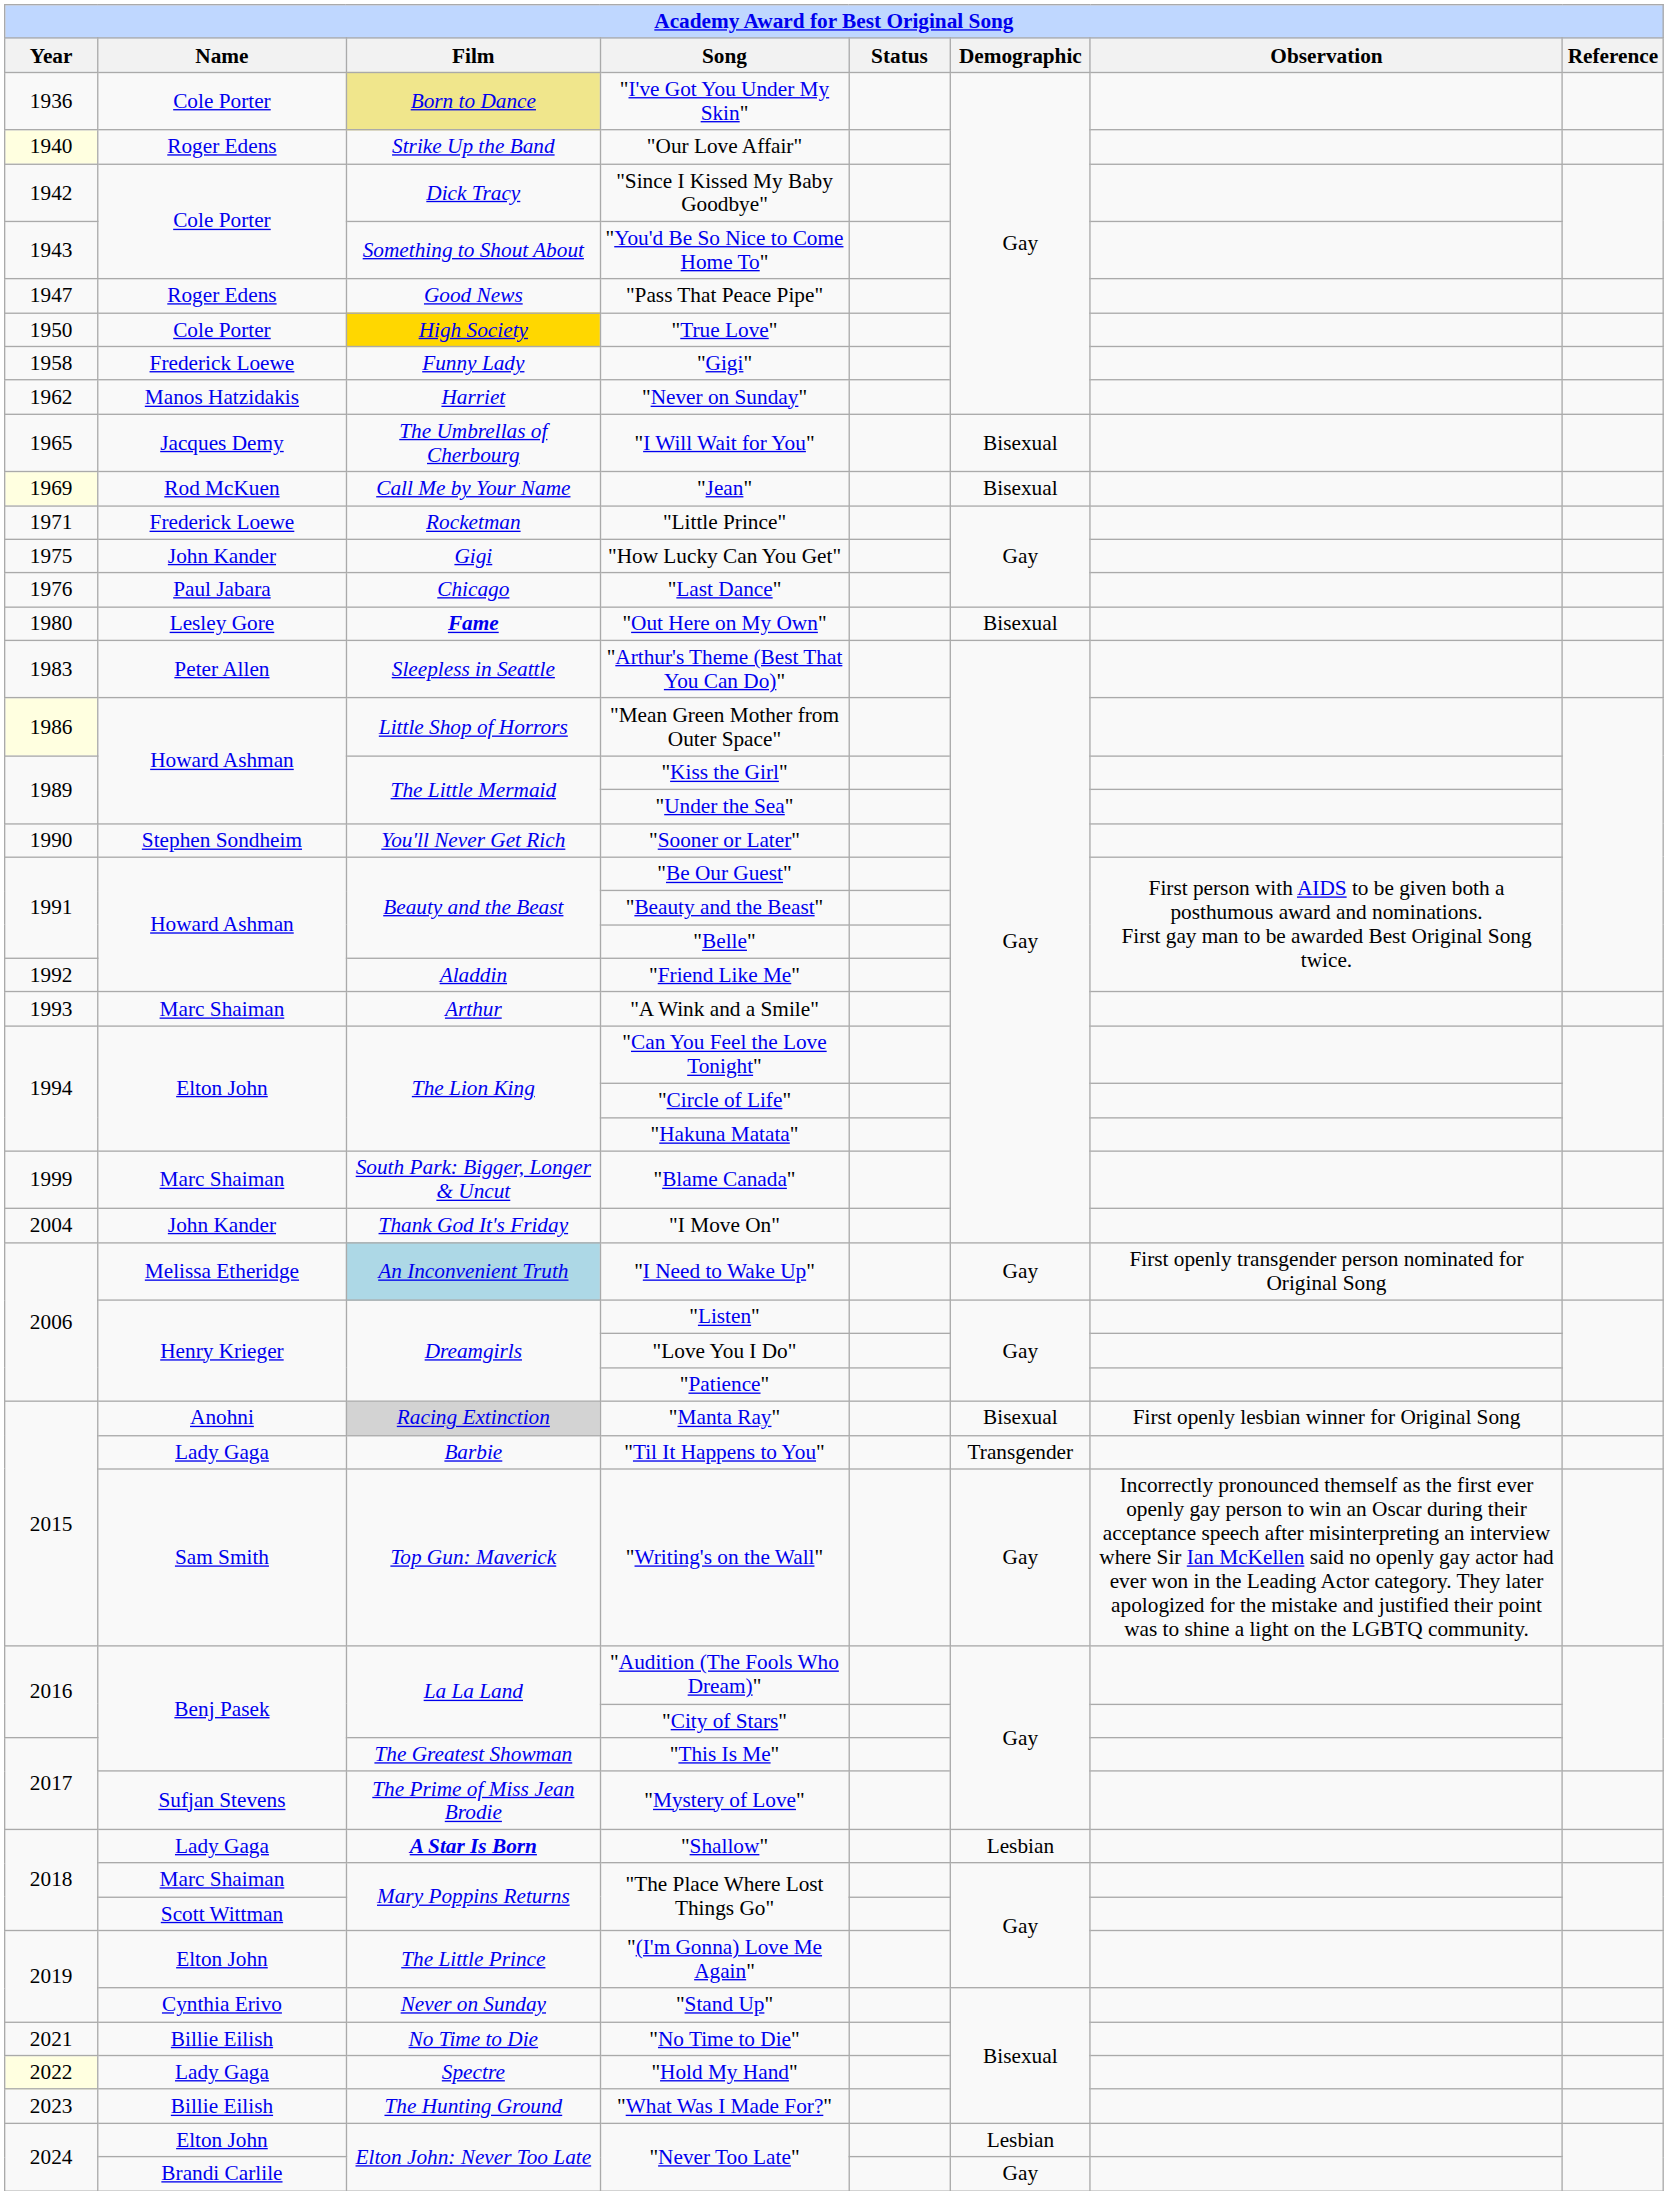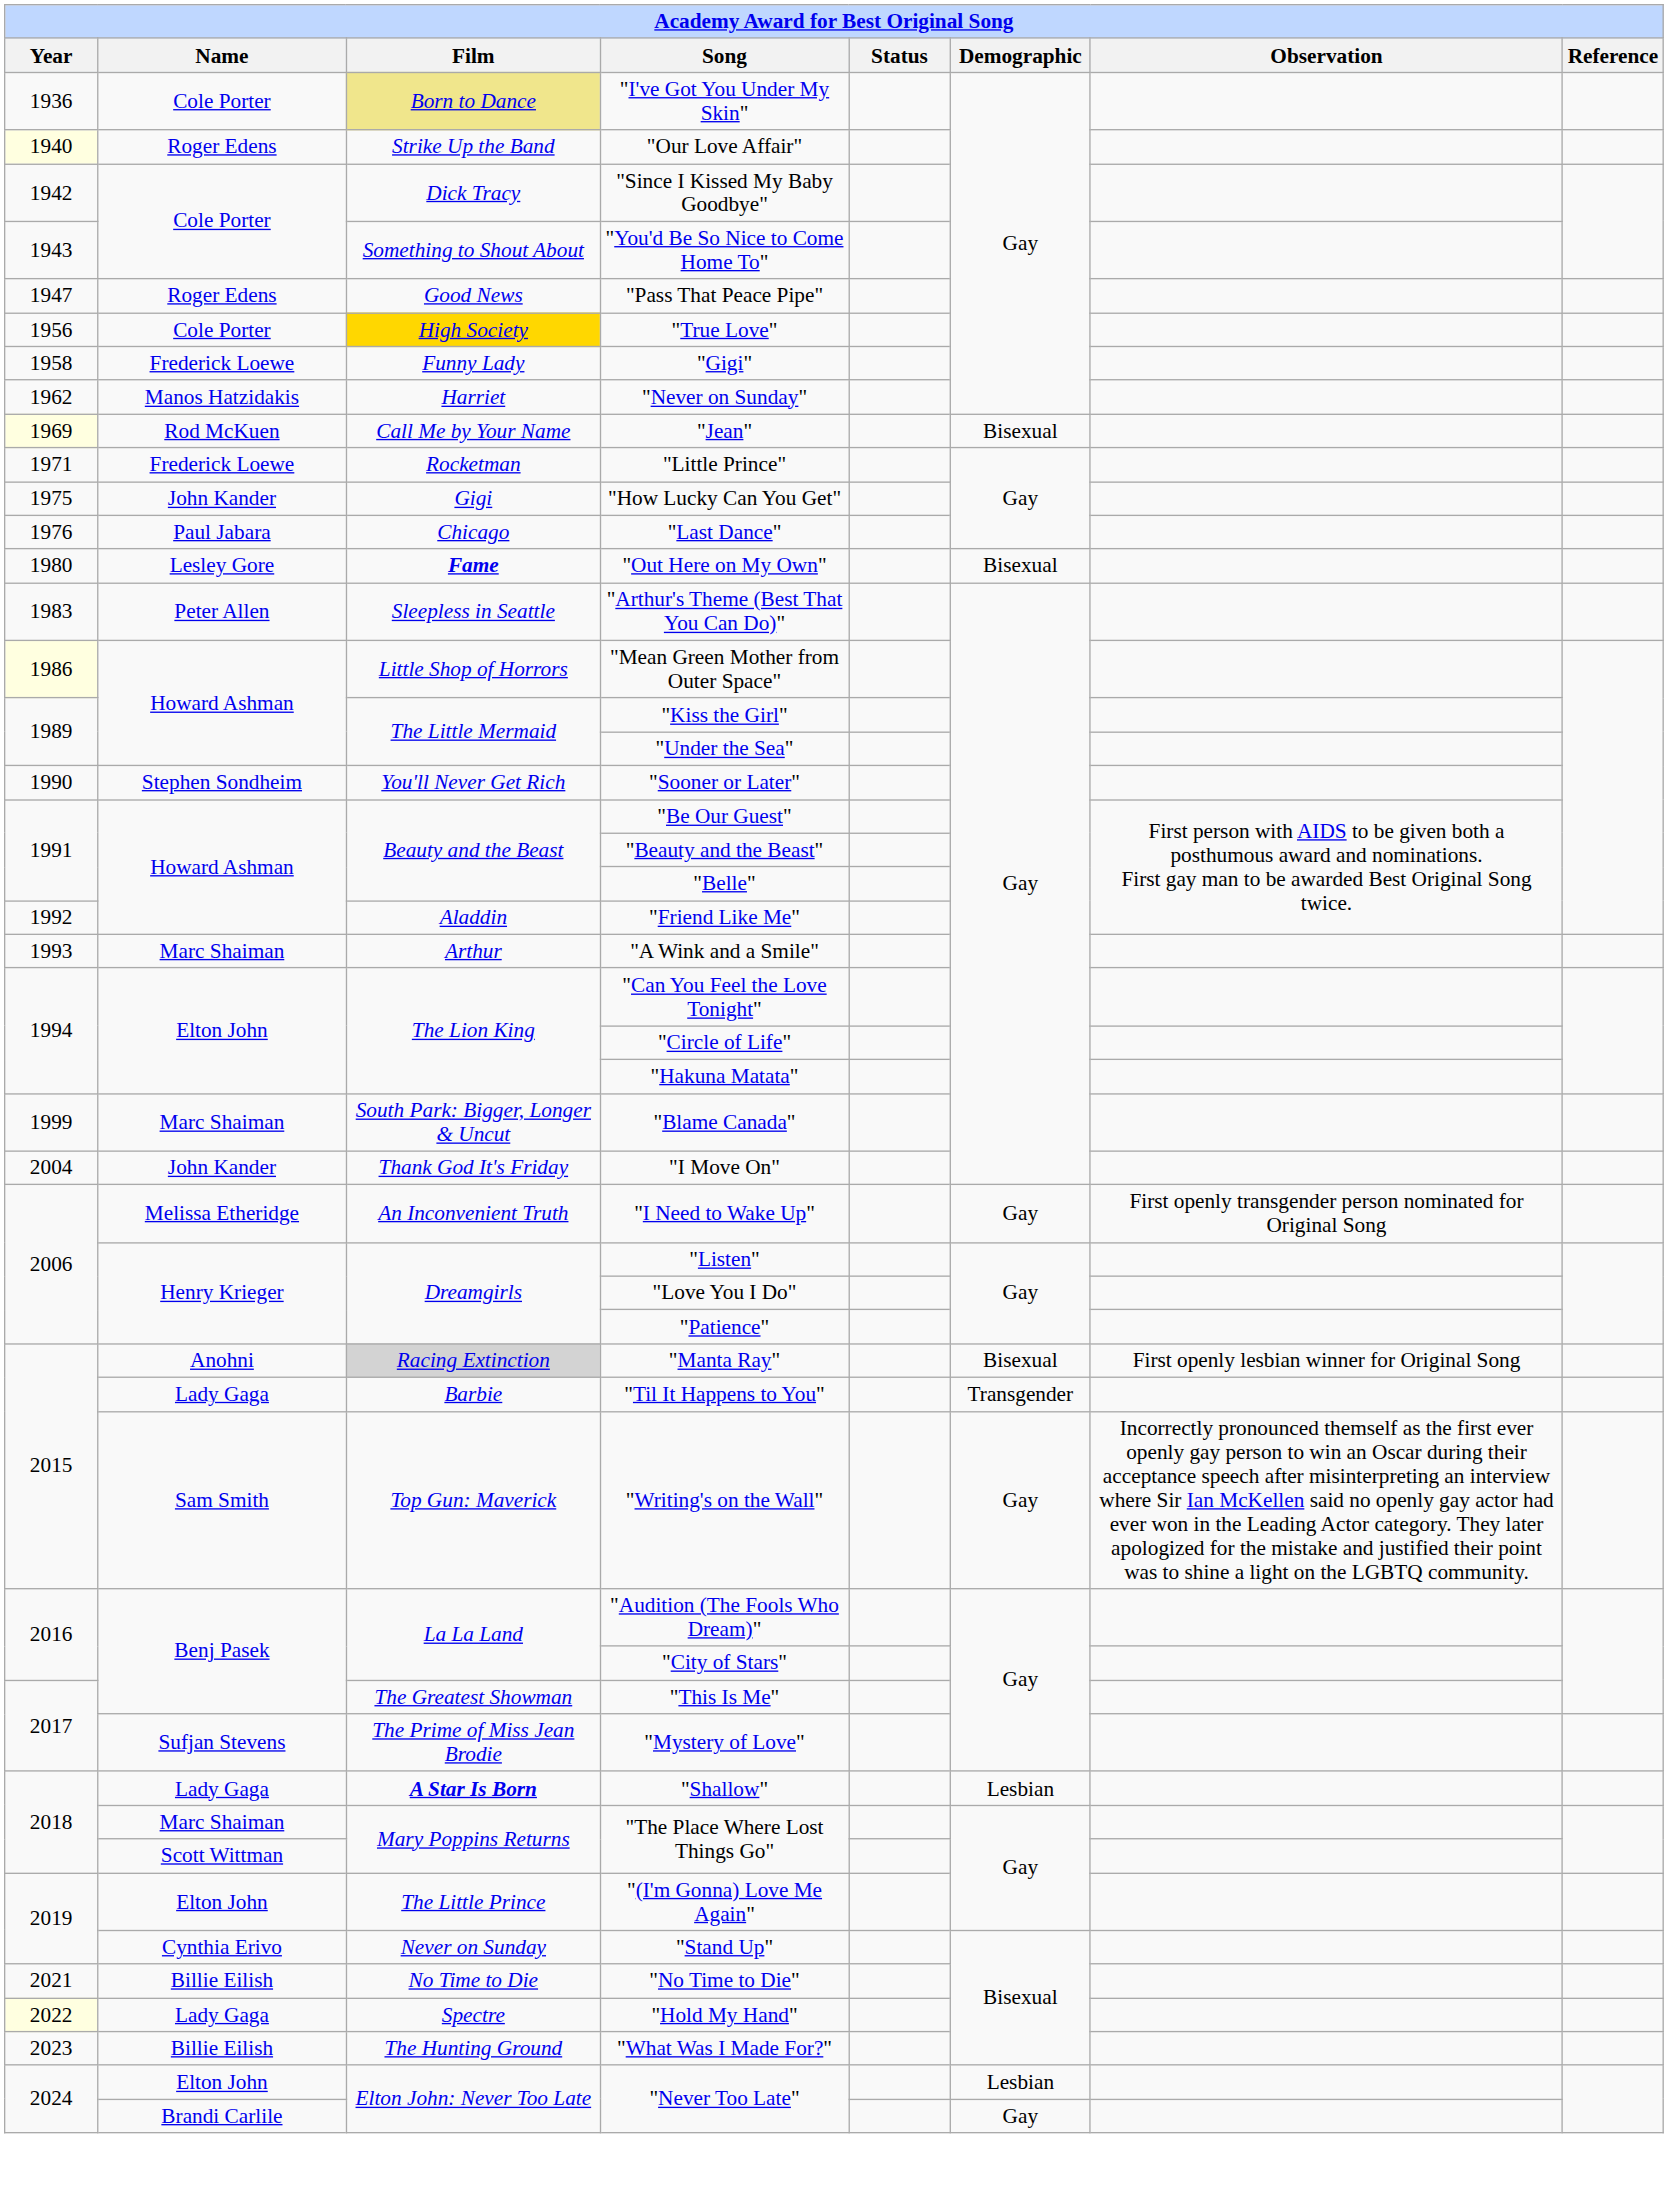(51, 329) 1950 -> (51, 329) 1956
- row: (222, 442)
(473, 1271) lightblue background -> (473, 1213) no background
